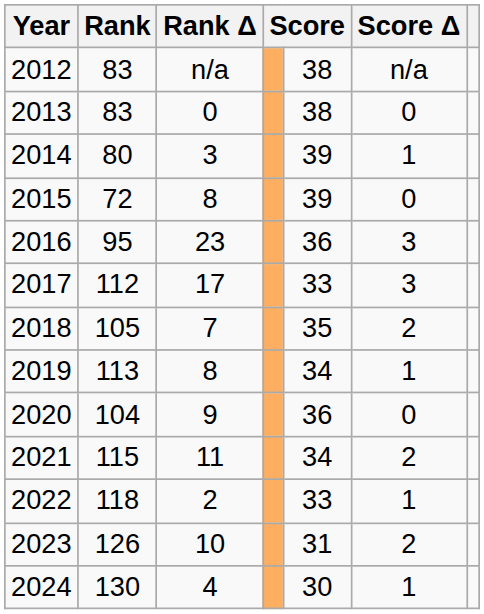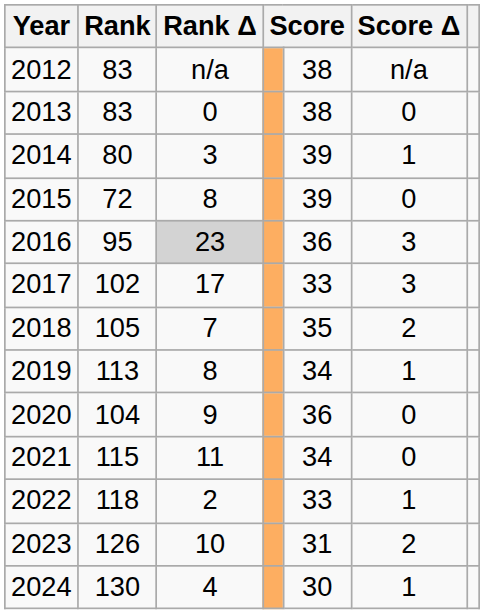(210, 241) no background -> (210, 241) lightgrey background
(117, 284) 112 -> (117, 284) 102
(409, 457) 2 -> (409, 457) 0
